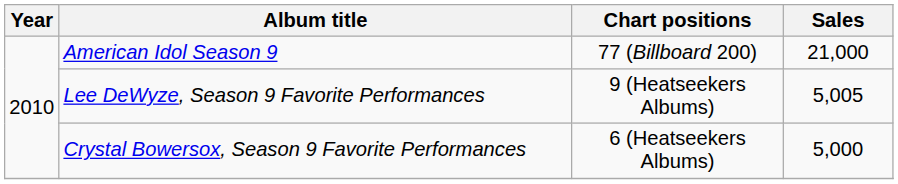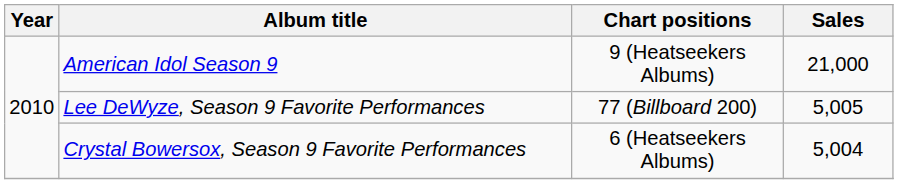(678, 52) 77 (Billboard 200) -> (678, 63) 9 (Heatseekers Albums)
(678, 95) 9 (Heatseekers Albums) -> (678, 107) 77 (Billboard 200)
(838, 150) 5,000 -> (838, 150) 5,004
